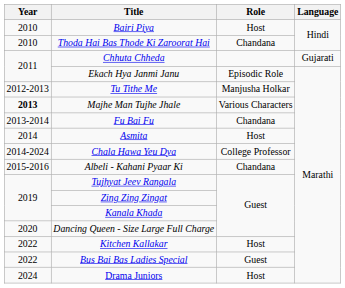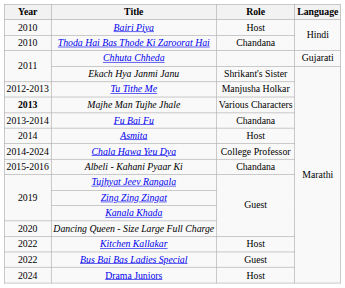(256, 74) Episodic Role -> (256, 74) Shrikant's Sister
